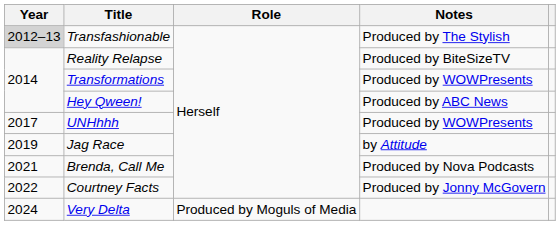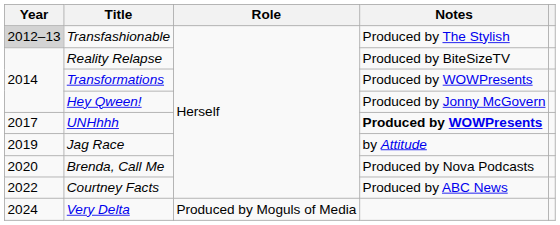(435, 101) Produced by ABC News -> (454, 101) Produced by Jonny McGovern
(448, 123) normal -> (453, 123) bold
(23, 166) 2021 -> (23, 166) 2020
(454, 187) Produced by Jonny McGovern -> (435, 187) Produced by ABC News
